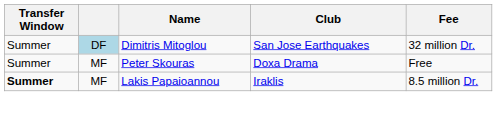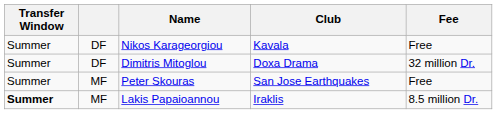+ row: (172, 44)
(99, 44) lightblue background -> (99, 63) no background
(311, 44) San Jose Earthquakes -> (286, 63) Doxa Drama
(286, 63) Doxa Drama -> (311, 81) San Jose Earthquakes
